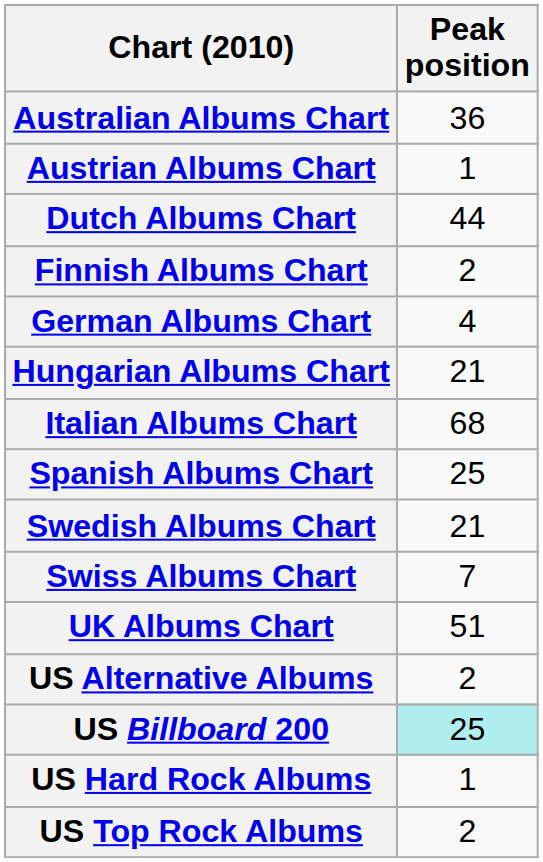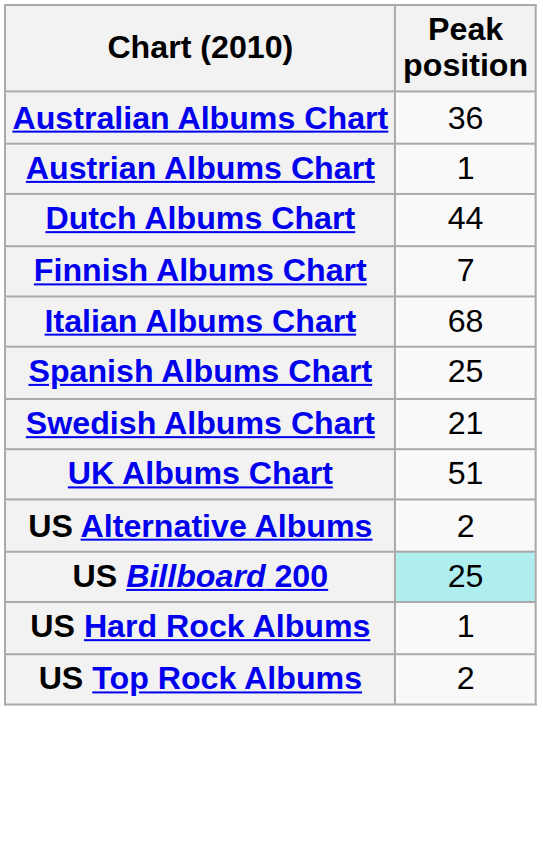(467, 270) 2 -> (466, 270) 7
- row: (201, 321)
- row: (201, 372)
- row: (201, 576)
